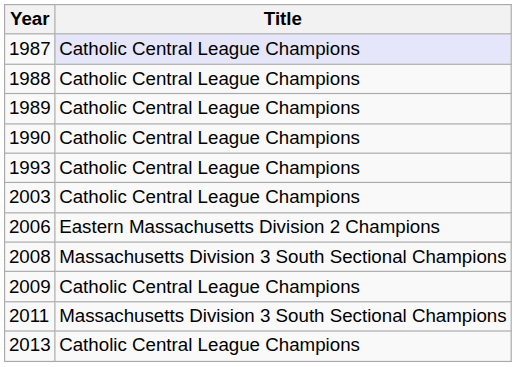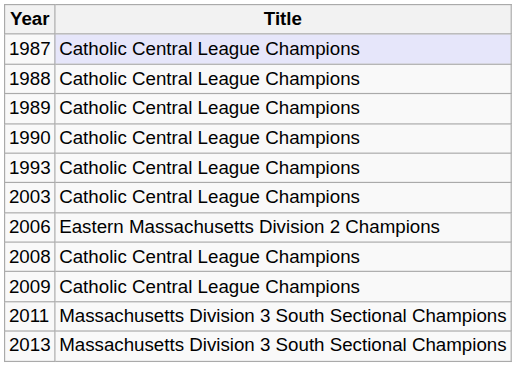(283, 256) Massachusetts Division 3 South Sectional Champions -> (210, 256) Catholic Central League Champions
(210, 345) Catholic Central League Champions -> (283, 345) Massachusetts Division 3 South Sectional Champions
